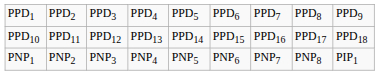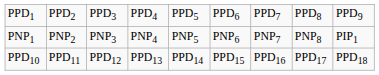rows swapped: (24, 37) <-> (21, 59)
